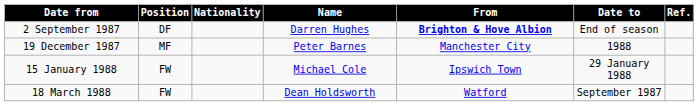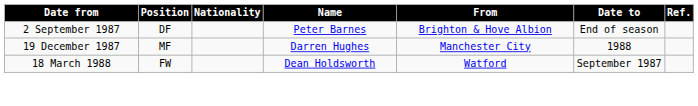(330, 29) Darren Hughes -> (330, 29) Peter Barnes
(485, 29) bold -> (485, 29) normal
(330, 46) Peter Barnes -> (330, 46) Darren Hughes
- row: (71, 69)
